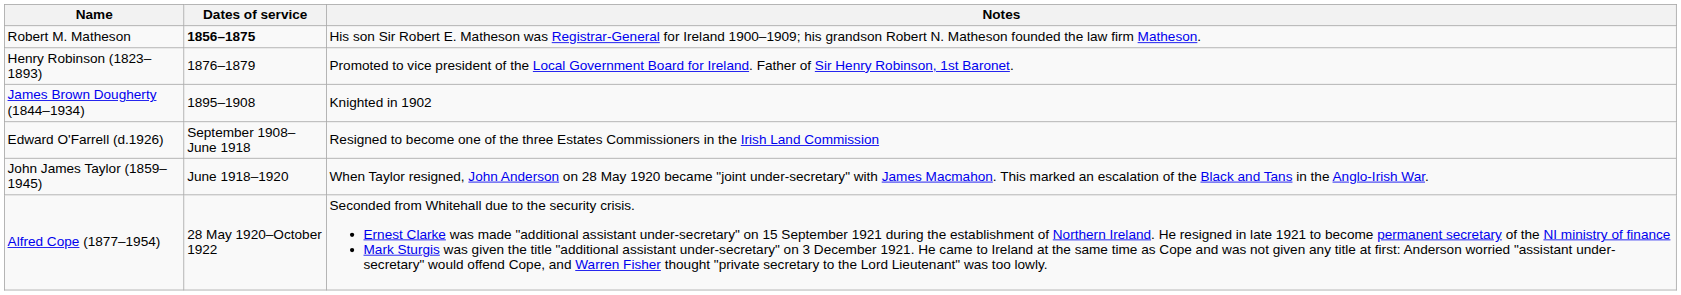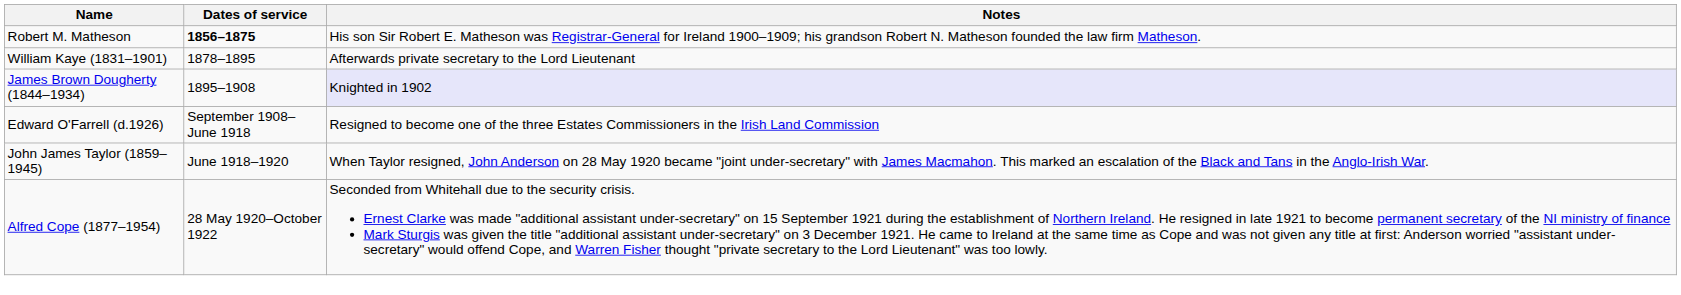- row: (79, 66)
+ row: (87, 58)
(381, 102) no background -> (381, 87) lavender background
